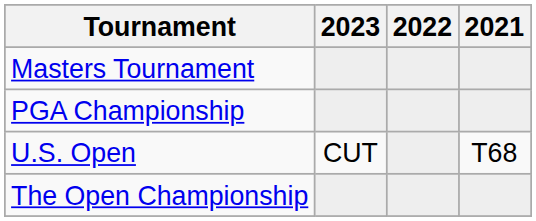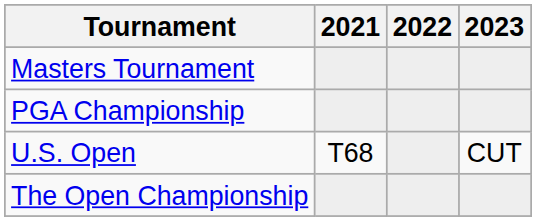columns swapped: (494, 26) <-> (350, 26)
